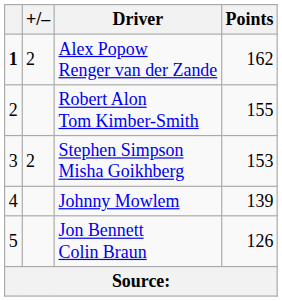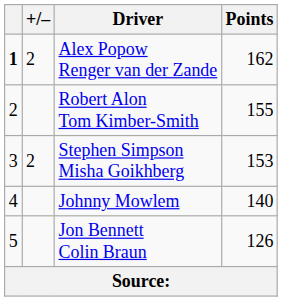(260, 201) 139 -> (260, 201) 140
